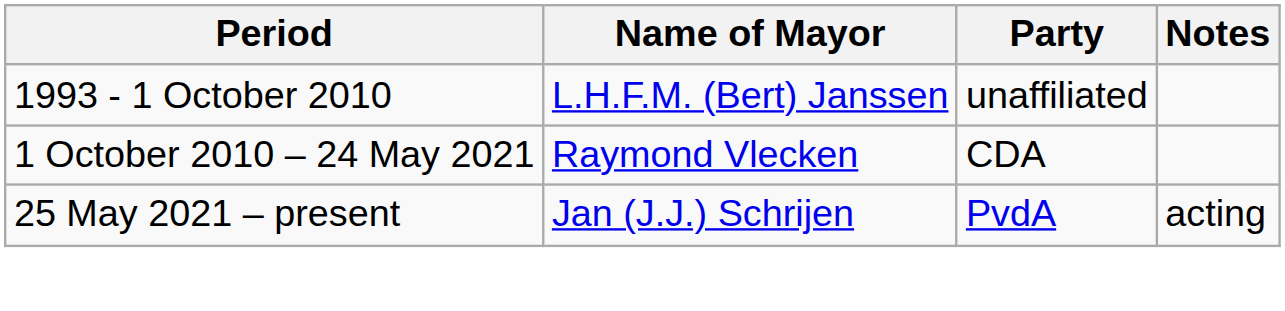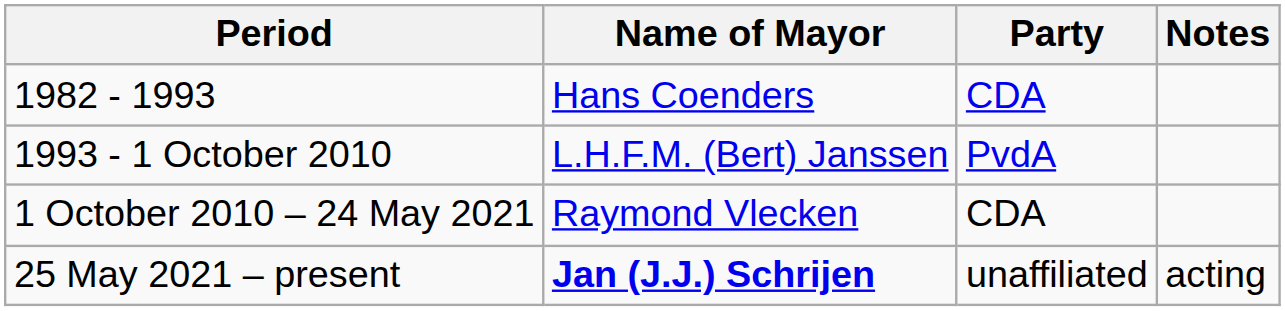+ row: (115, 94)
(1057, 94) unaffiliated -> (1011, 154) PvdA
(703, 214) normal -> (713, 273) bold
(1011, 214) PvdA -> (1057, 273) unaffiliated
